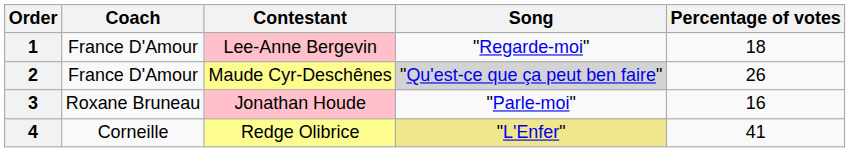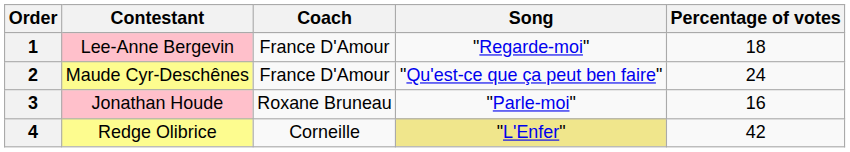columns swapped: (133, 18) <-> (300, 18)
(531, 75) lightgrey background -> (531, 75) no background
(756, 75) 26 -> (756, 75) 24
(756, 132) 41 -> (756, 132) 42
